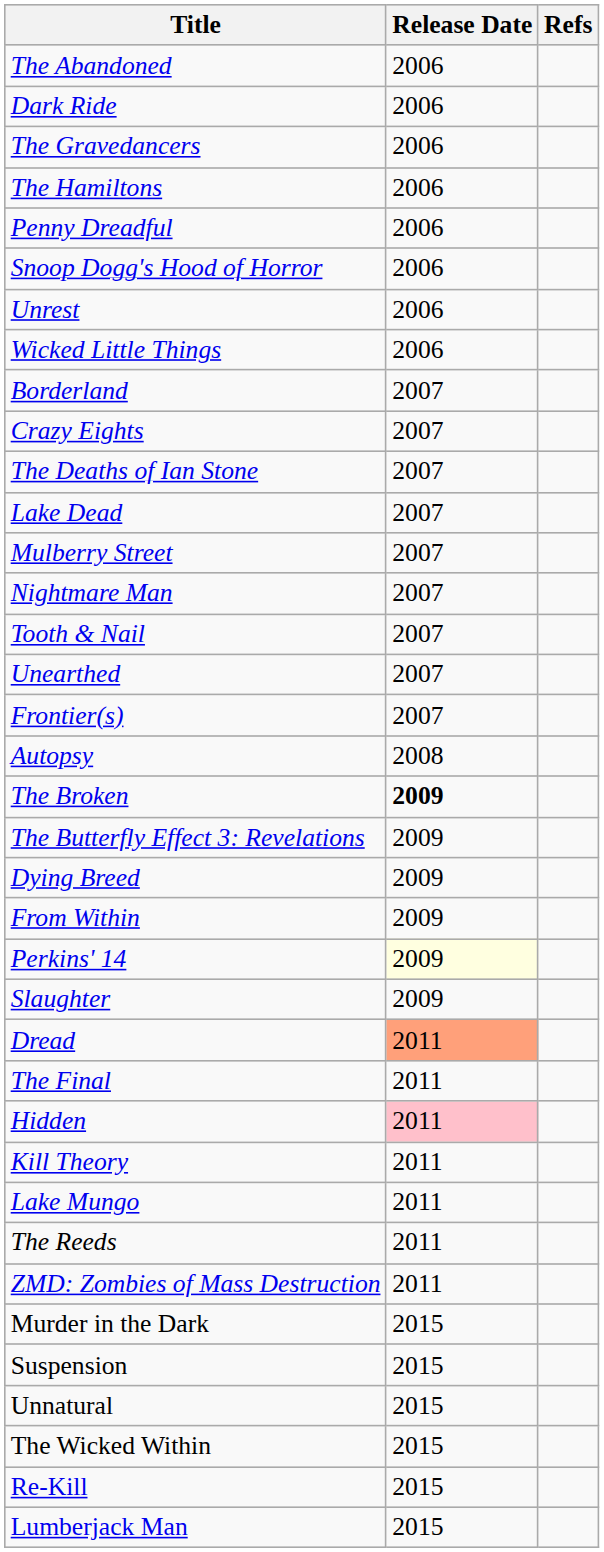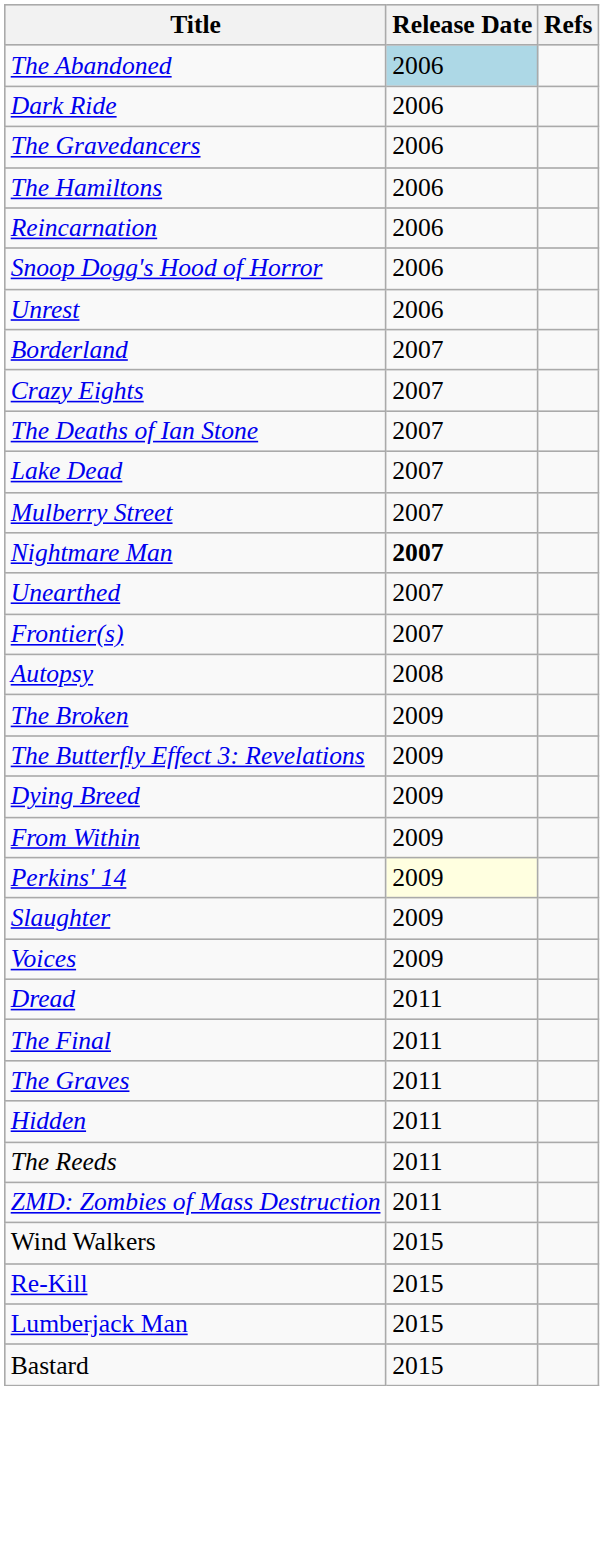(418, 65) no background -> (418, 65) lightblue background
- row: (92, 227)
+ row: (84, 227)
- row: (116, 349)
(418, 593) normal -> (418, 552) bold
- row: (78, 633)
(418, 796) bold -> (418, 715) normal
+ row: (43, 958)
(417, 1039) lightsalmon background -> (417, 999) no background
+ row: (70, 1080)
(417, 1120) pink background -> (417, 1120) no background
- row: (69, 1161)
- row: (75, 1202)
- row: (110, 1324)
+ row: (83, 1242)
- row: (69, 1364)
- row: (62, 1405)
- row: (111, 1445)
+ row: (50, 1364)
